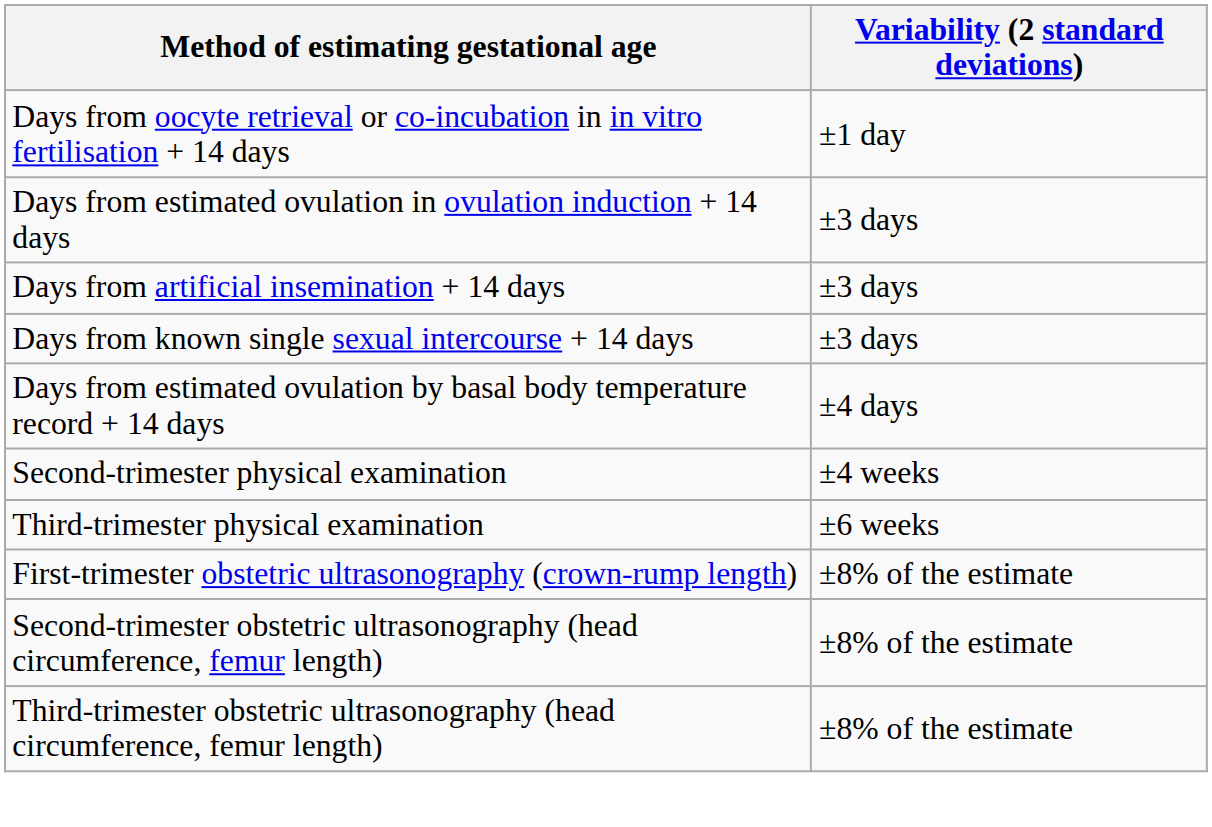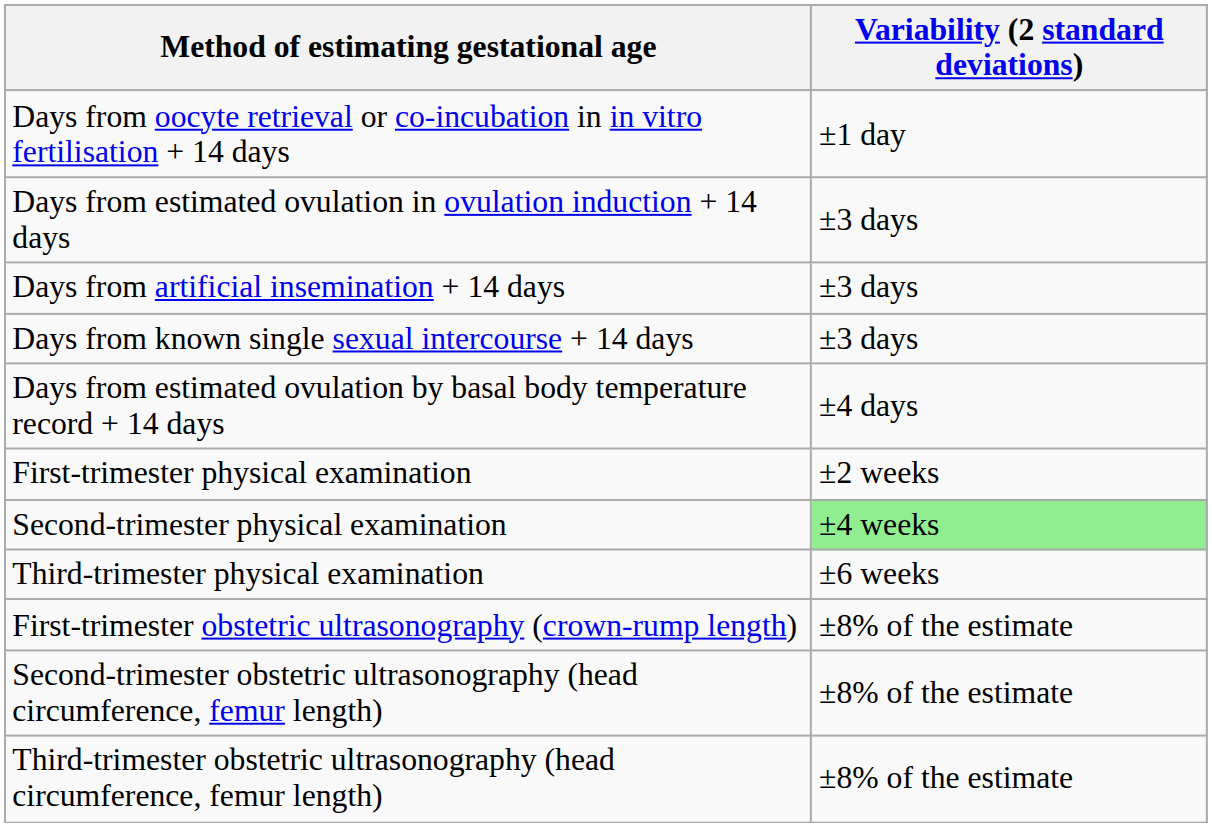+ row: (242, 473)
(879, 473) no background -> (879, 523) lightgreen background
